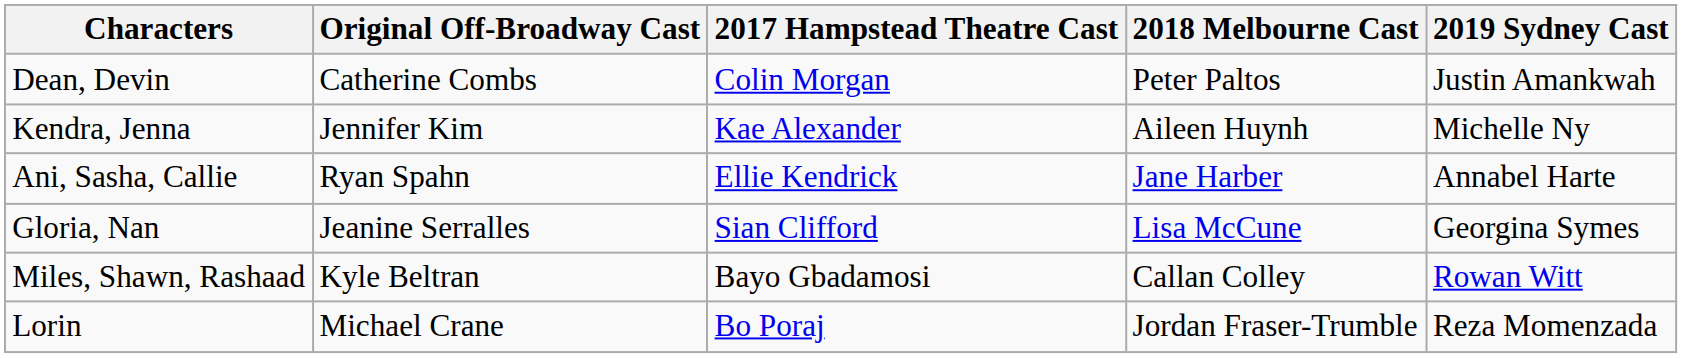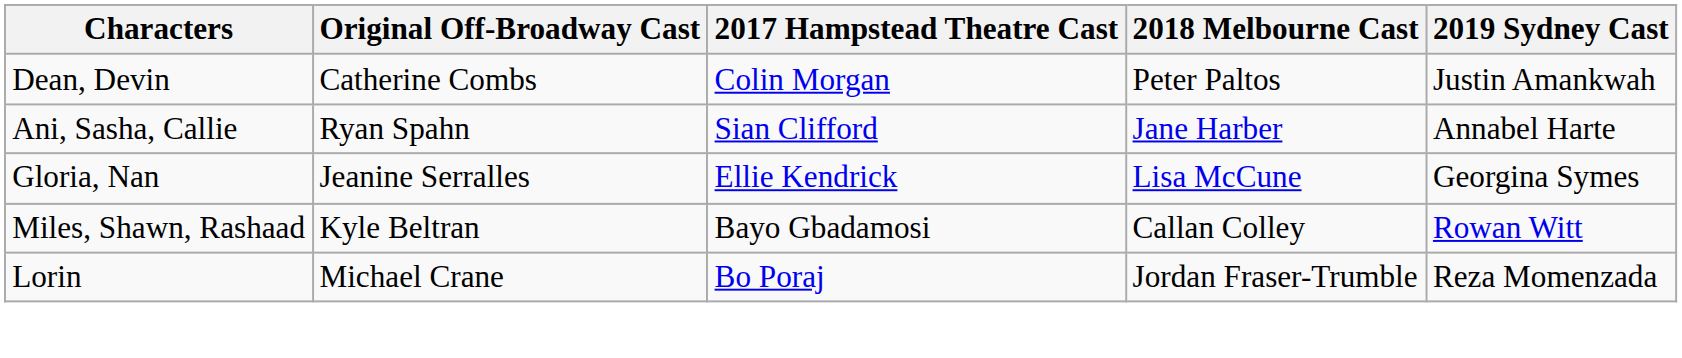- row: (101, 128)
(806, 177) Ellie Kendrick -> (796, 128) Sian Clifford
(796, 227) Sian Clifford -> (806, 177) Ellie Kendrick
